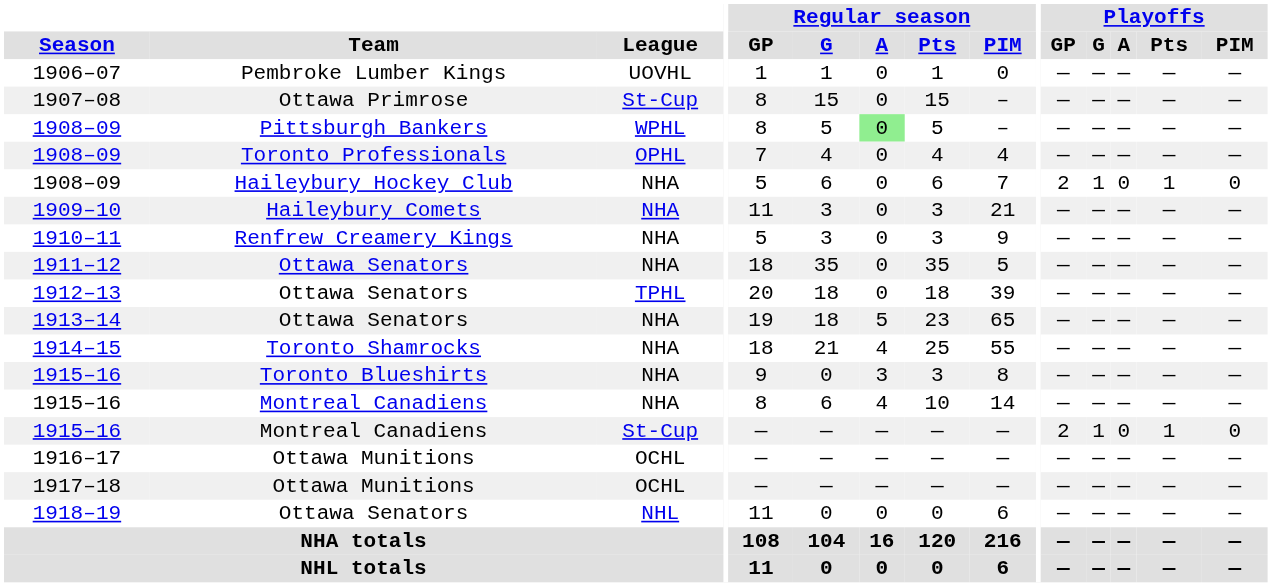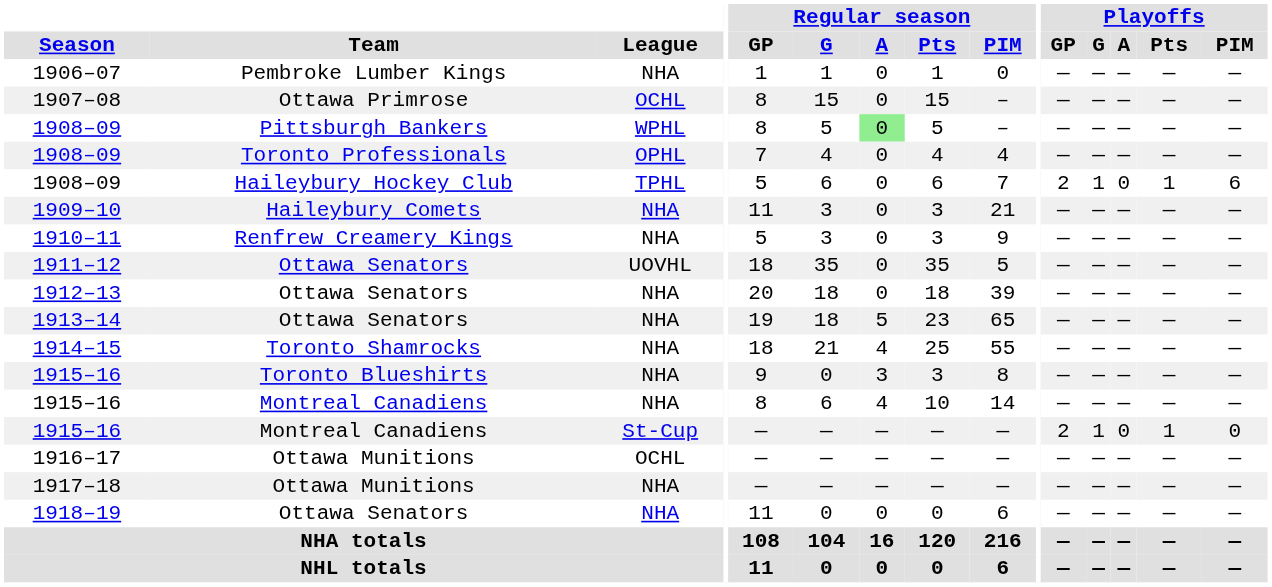(660, 73) UOVHL -> (660, 73) NHA
(660, 100) St-Cup -> (660, 100) OCHL
(660, 183) NHA -> (660, 183) TPHL
(1235, 183) 0 -> (1235, 183) 6
(660, 266) NHA -> (660, 266) UOVHL
(660, 293) TPHL -> (660, 293) NHA
(660, 486) OCHL -> (660, 486) NHA
(660, 513) NHL -> (660, 513) NHA
